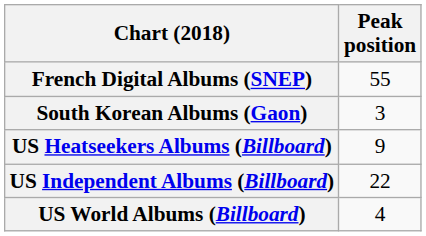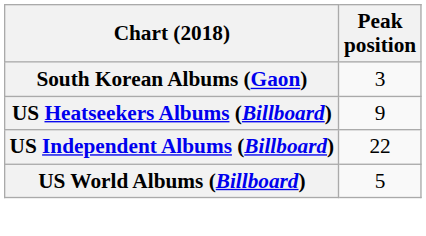- row: (172, 79)
(380, 214) 4 -> (380, 180) 5
